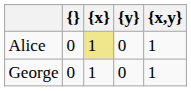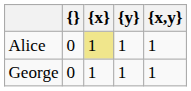(122, 45) 0 -> (122, 45) 1
(122, 72) 0 -> (122, 72) 1
